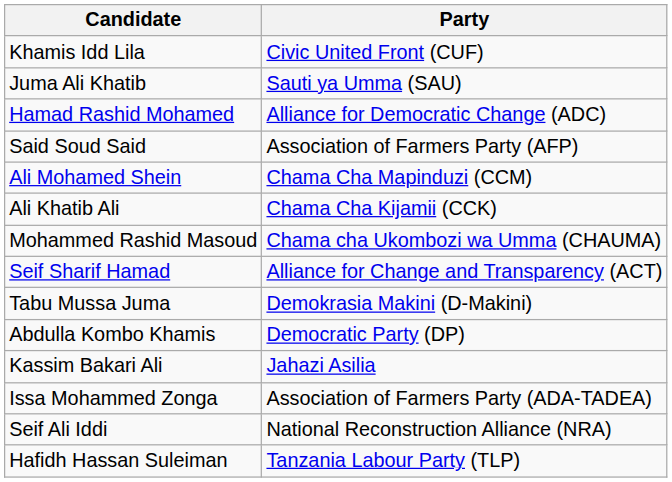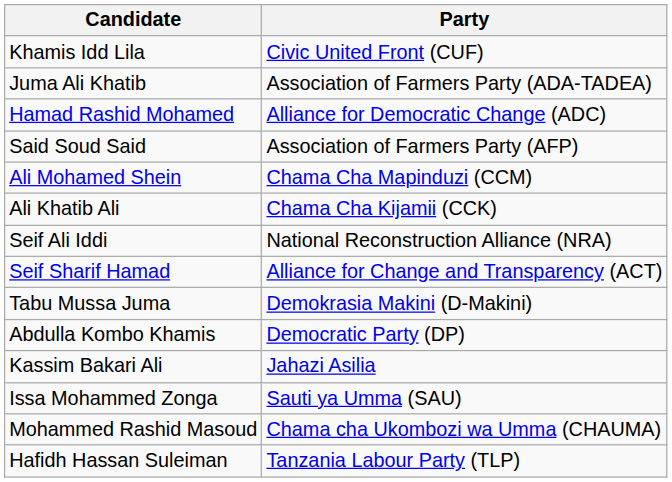(364, 83) Sauti ya Umma (SAU) -> (459, 83) Association of Farmers Party (ADA-TADEA)
rows swapped: (133, 240) <-> (58, 429)
(459, 397) Association of Farmers Party (ADA-TADEA) -> (364, 397) Sauti ya Umma (SAU)
